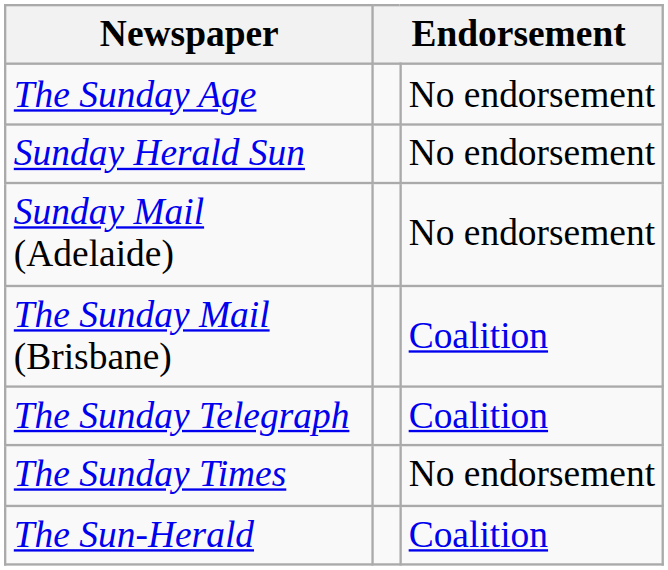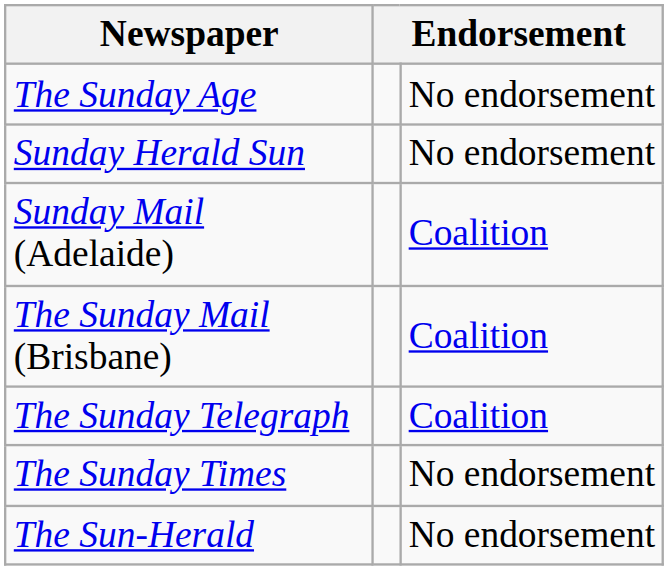(532, 233) No endorsement -> (478, 233) Coalition
(478, 534) Coalition -> (532, 534) No endorsement
